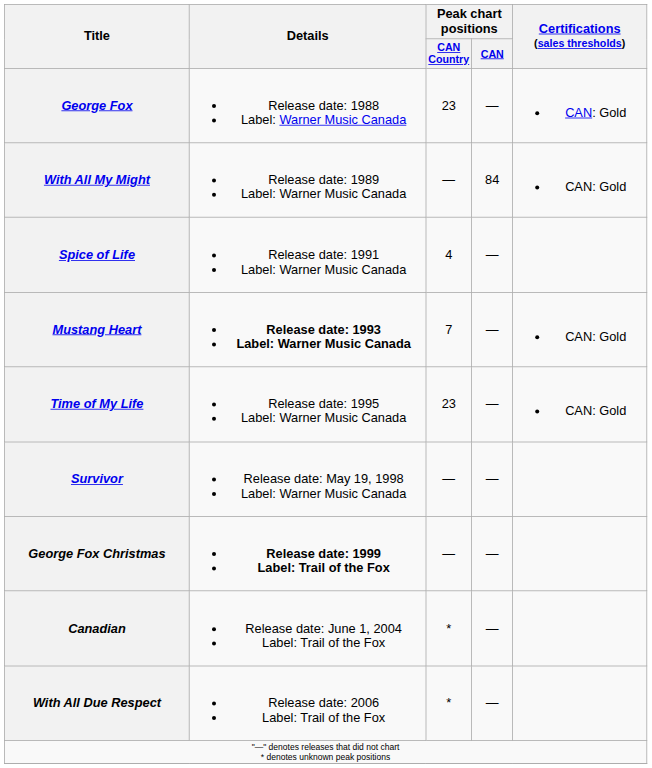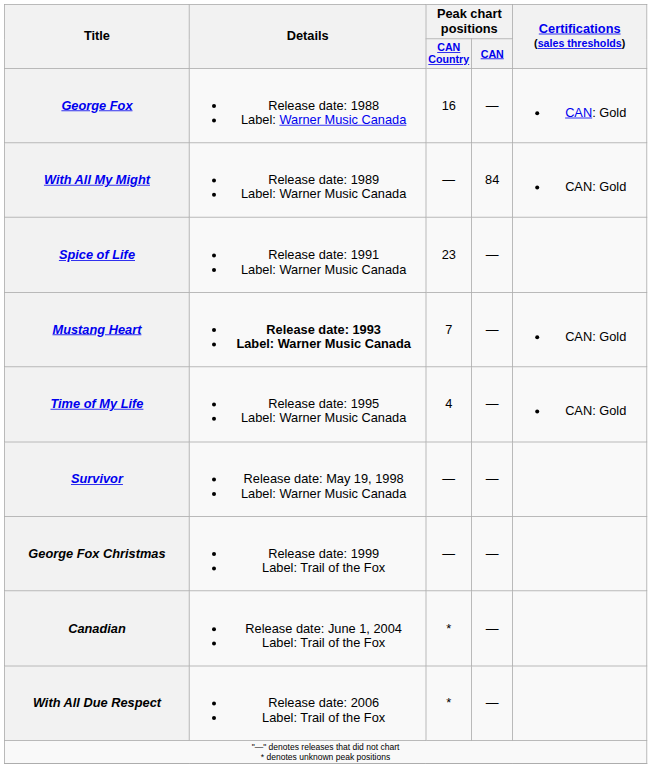(449, 105) 23 -> (449, 105) 16
(449, 255) 4 -> (449, 255) 23
(449, 404) 23 -> (449, 404) 4
(308, 561) bold -> (308, 561) normal
